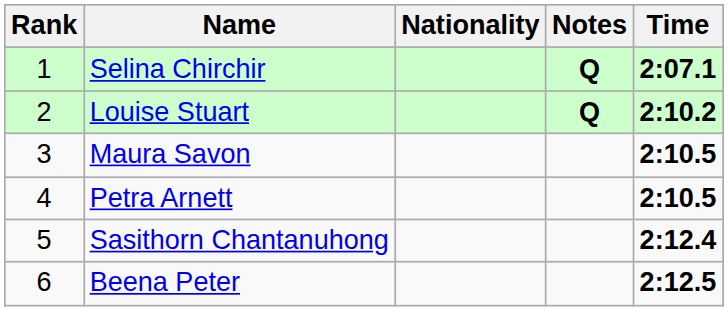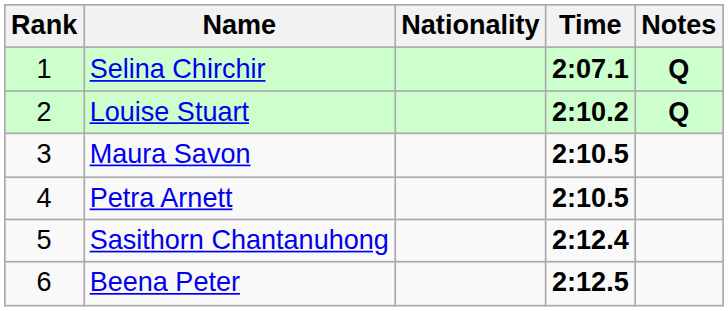columns swapped: (678, 25) <-> (590, 25)
